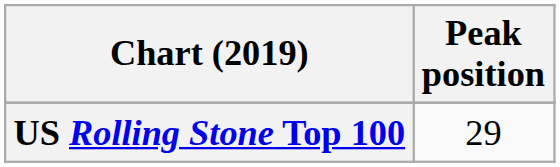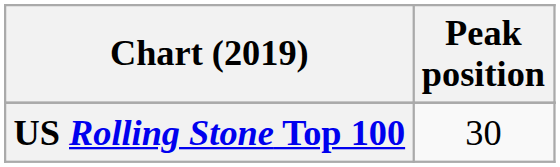(483, 131) 29 -> (483, 131) 30
